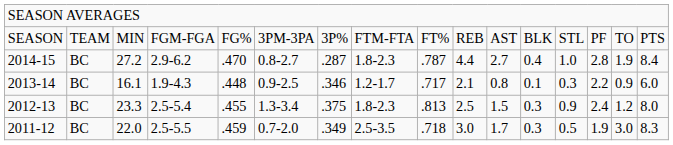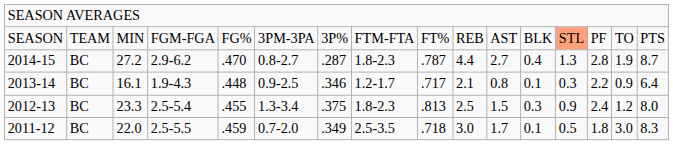(571, 38) no background -> (571, 38) lightsalmon background
(568, 60) 1.0 -> (568, 60) 1.3
(649, 60) 8.4 -> (649, 60) 8.7
(649, 83) 6.0 -> (649, 83) 6.4
(533, 128) 0.3 -> (533, 128) 0.1
(600, 128) 1.9 -> (600, 128) 1.8
